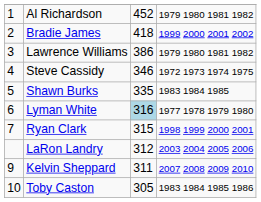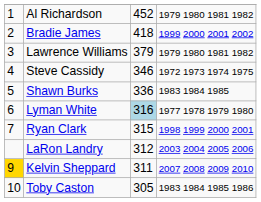(143, 52) 386 -> (143, 52) 379
(143, 91) 335 -> (143, 91) 336
(11, 168) no background -> (11, 168) gold background
